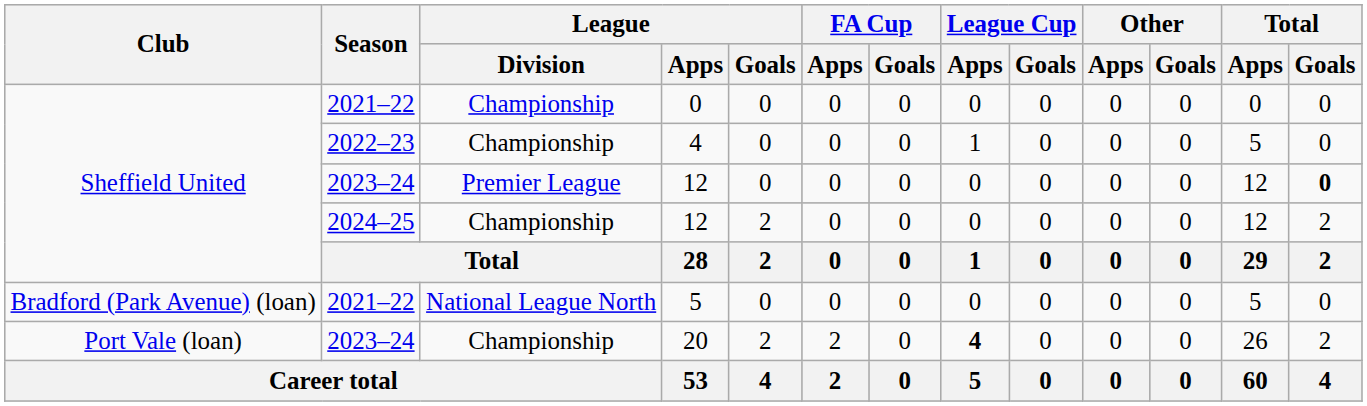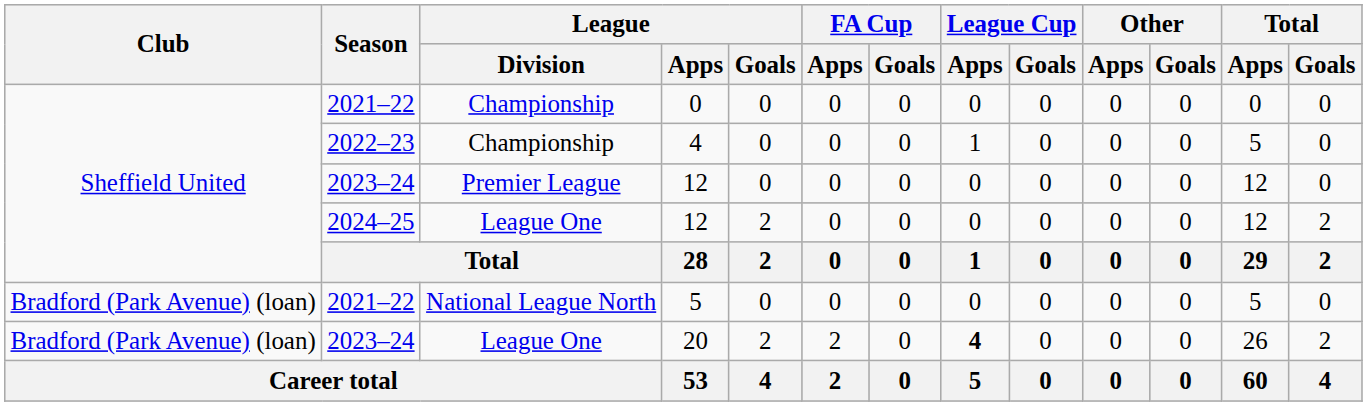(1325, 182) bold -> (1325, 182) normal
(541, 222) Championship -> (541, 222) League One
(163, 340) Port Vale (loan) -> (163, 340) Bradford (Park Avenue) (loan)
(541, 340) Championship -> (541, 340) League One
